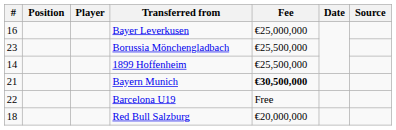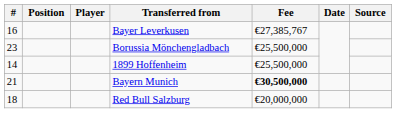(281, 30) €25,000,000 -> (281, 30) €27,385,767
- row: (144, 99)
